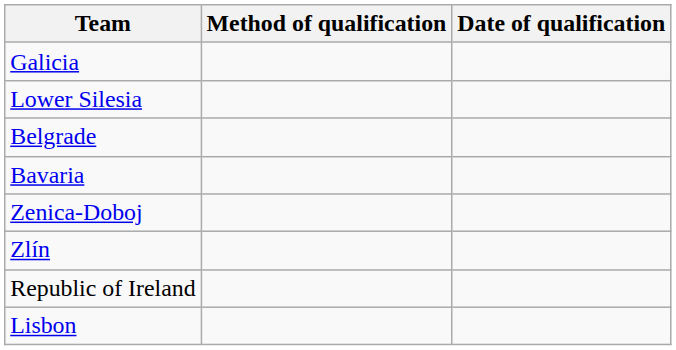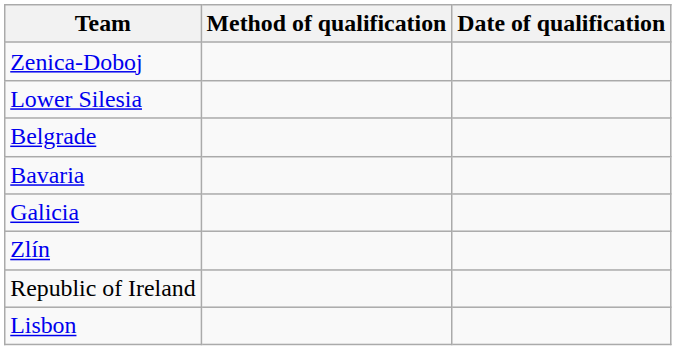rows swapped: (76, 212) <-> (45, 61)
